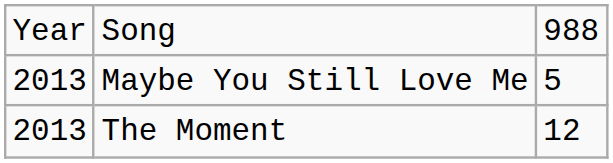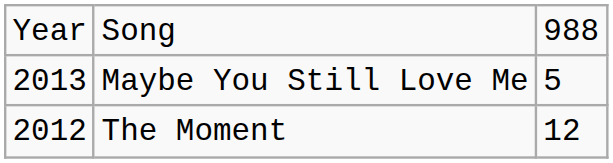(50, 131) 2013 -> (50, 131) 2012
